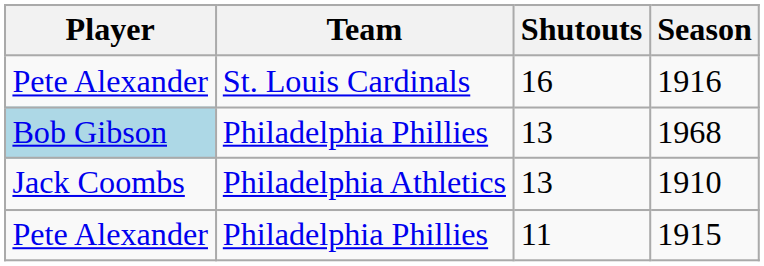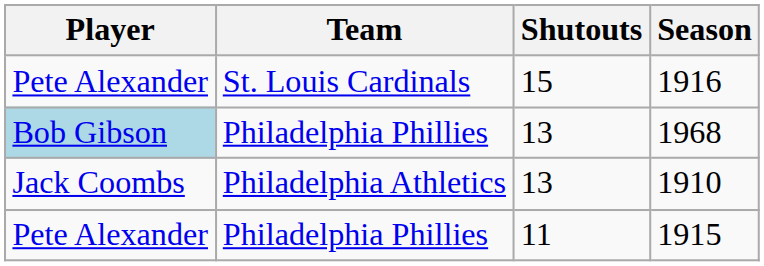(537, 81) 16 -> (537, 81) 15
